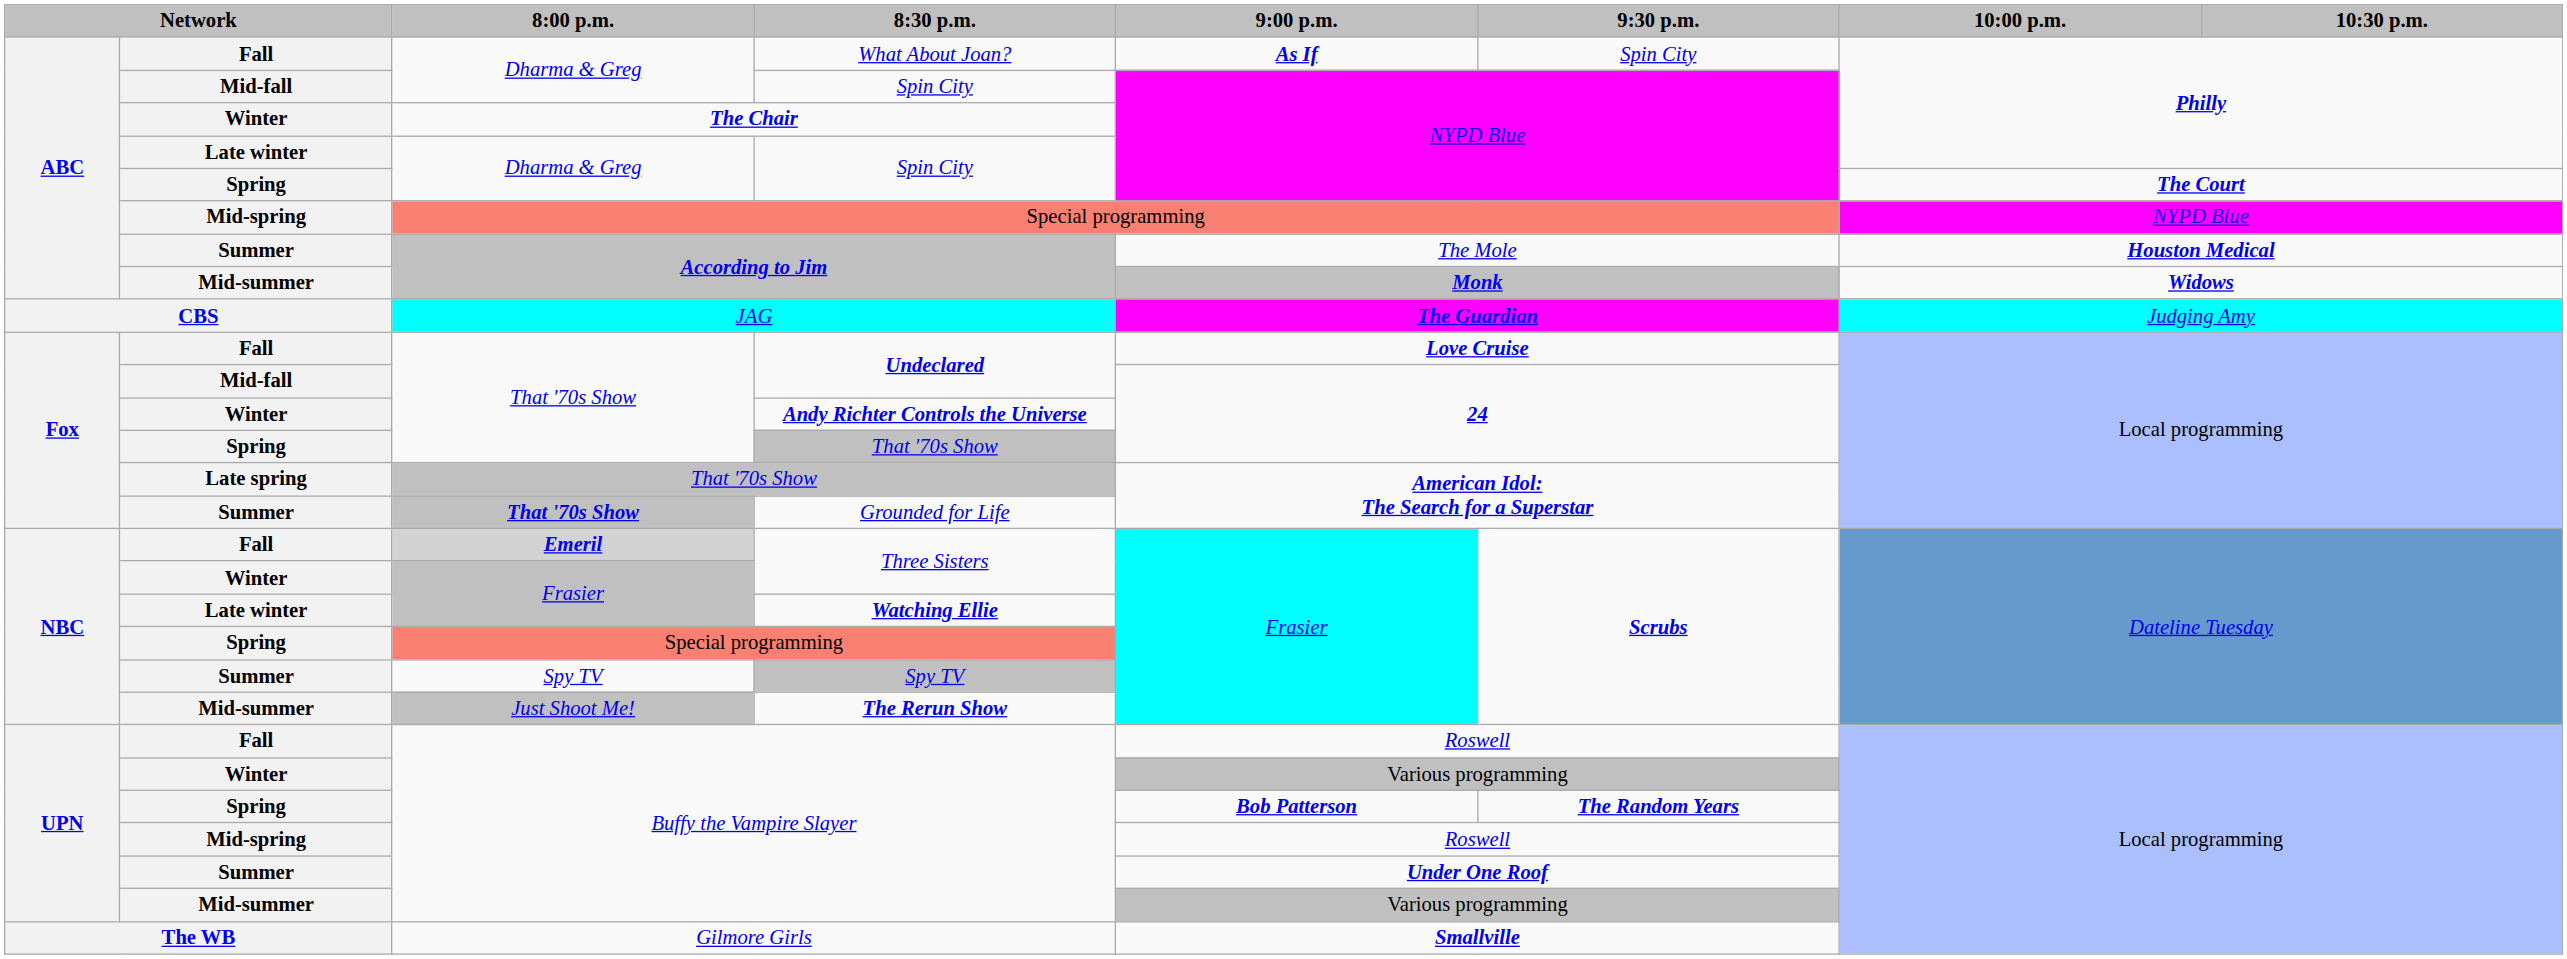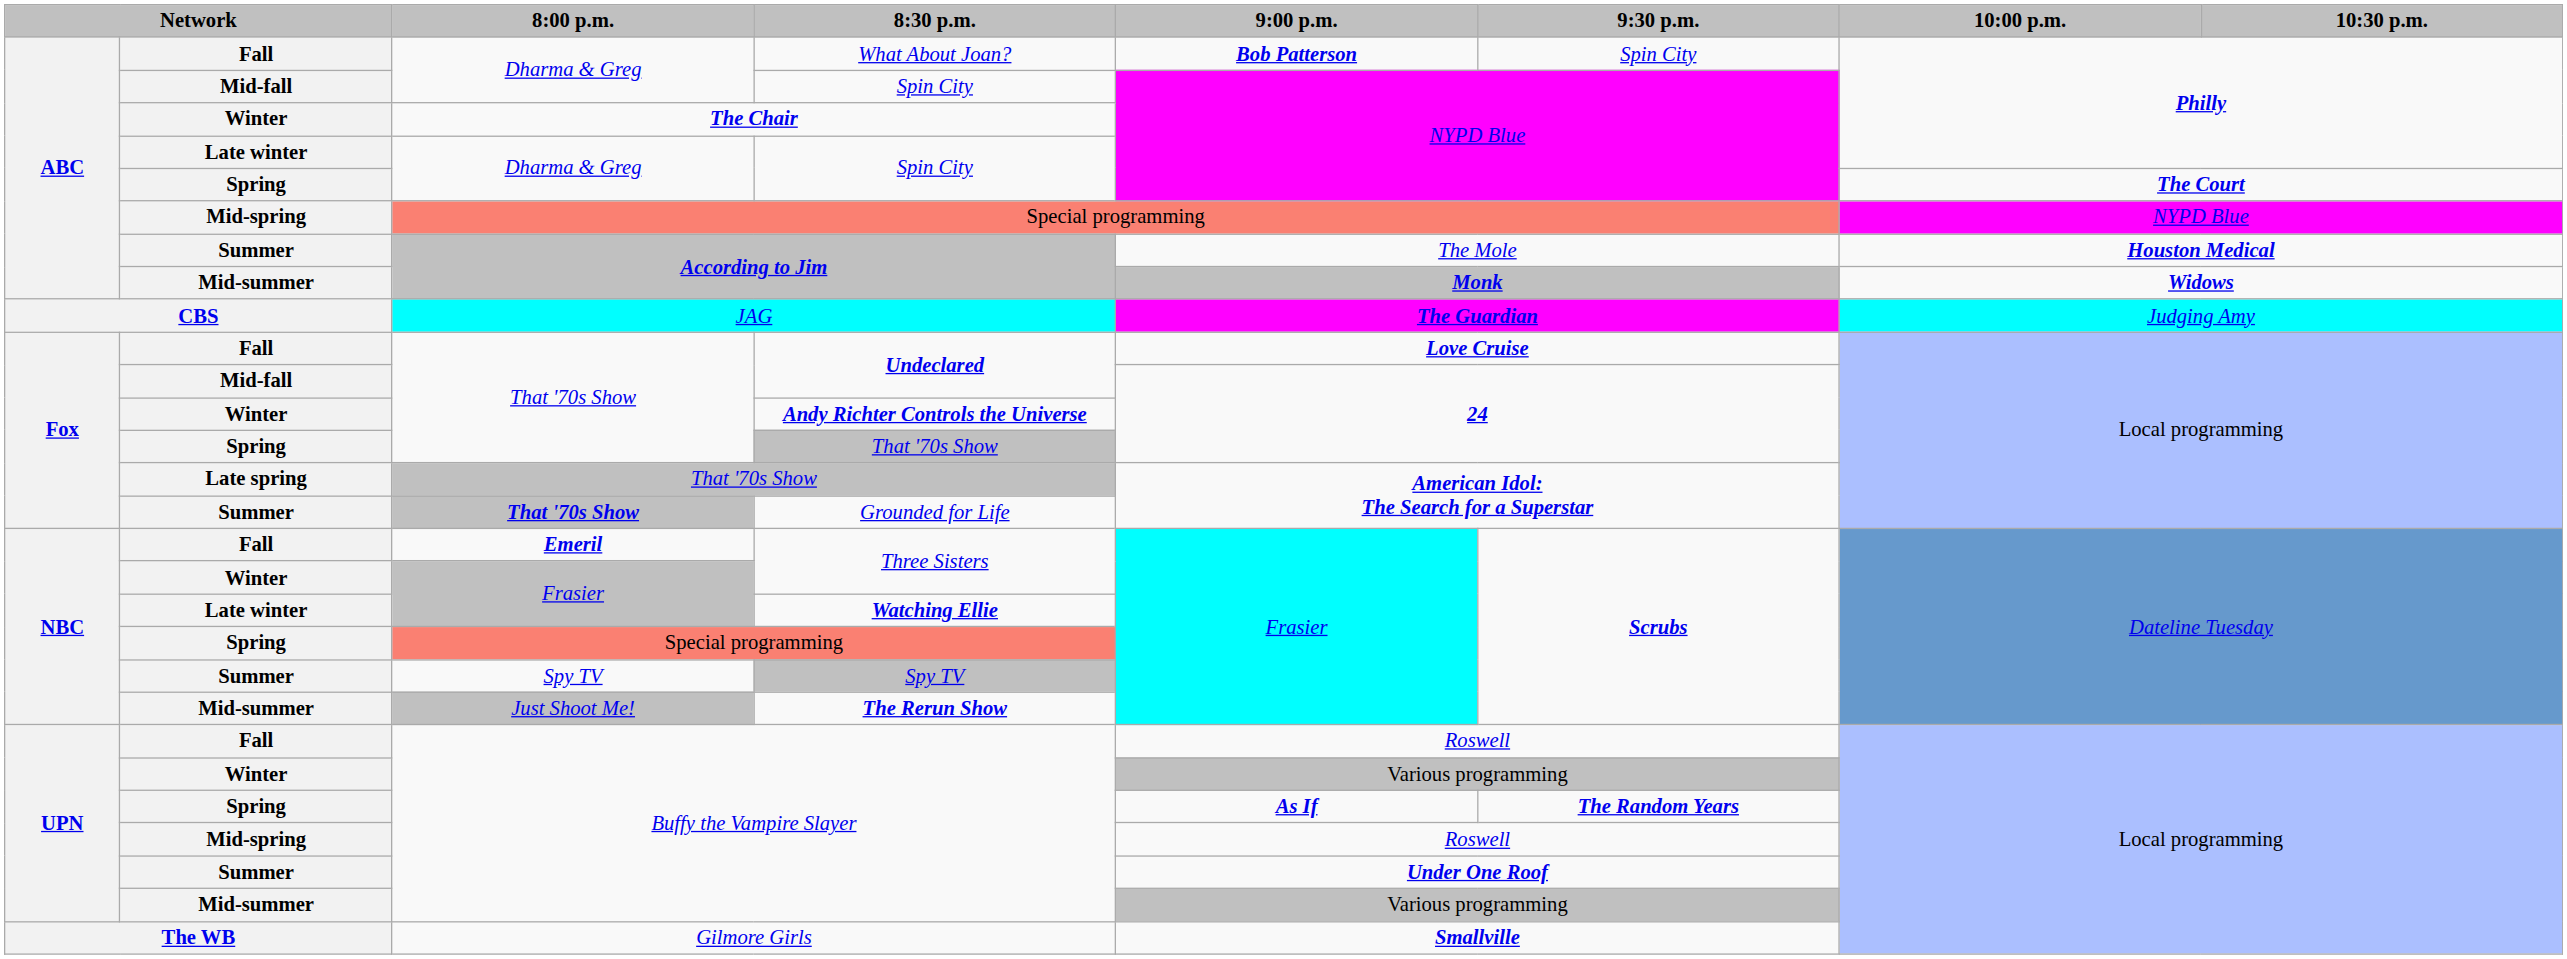(1297, 53) As If -> (1297, 53) Bob Patterson
(573, 544) lightgrey background -> (573, 544) no background
(1297, 806) Bob Patterson -> (1297, 806) As If
